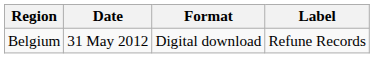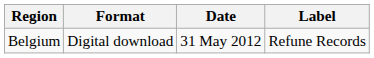columns swapped: (108, 16) <-> (208, 16)
